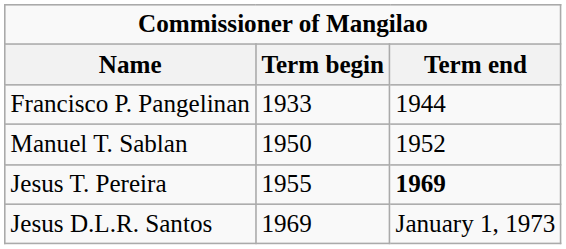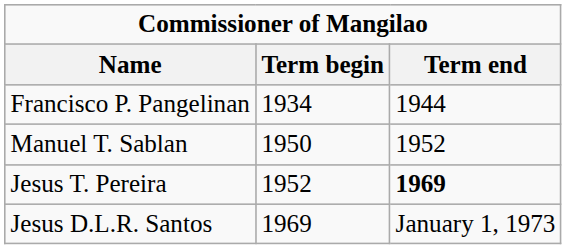(287, 104) 1933 -> (287, 104) 1934
(287, 183) 1955 -> (287, 183) 1952
